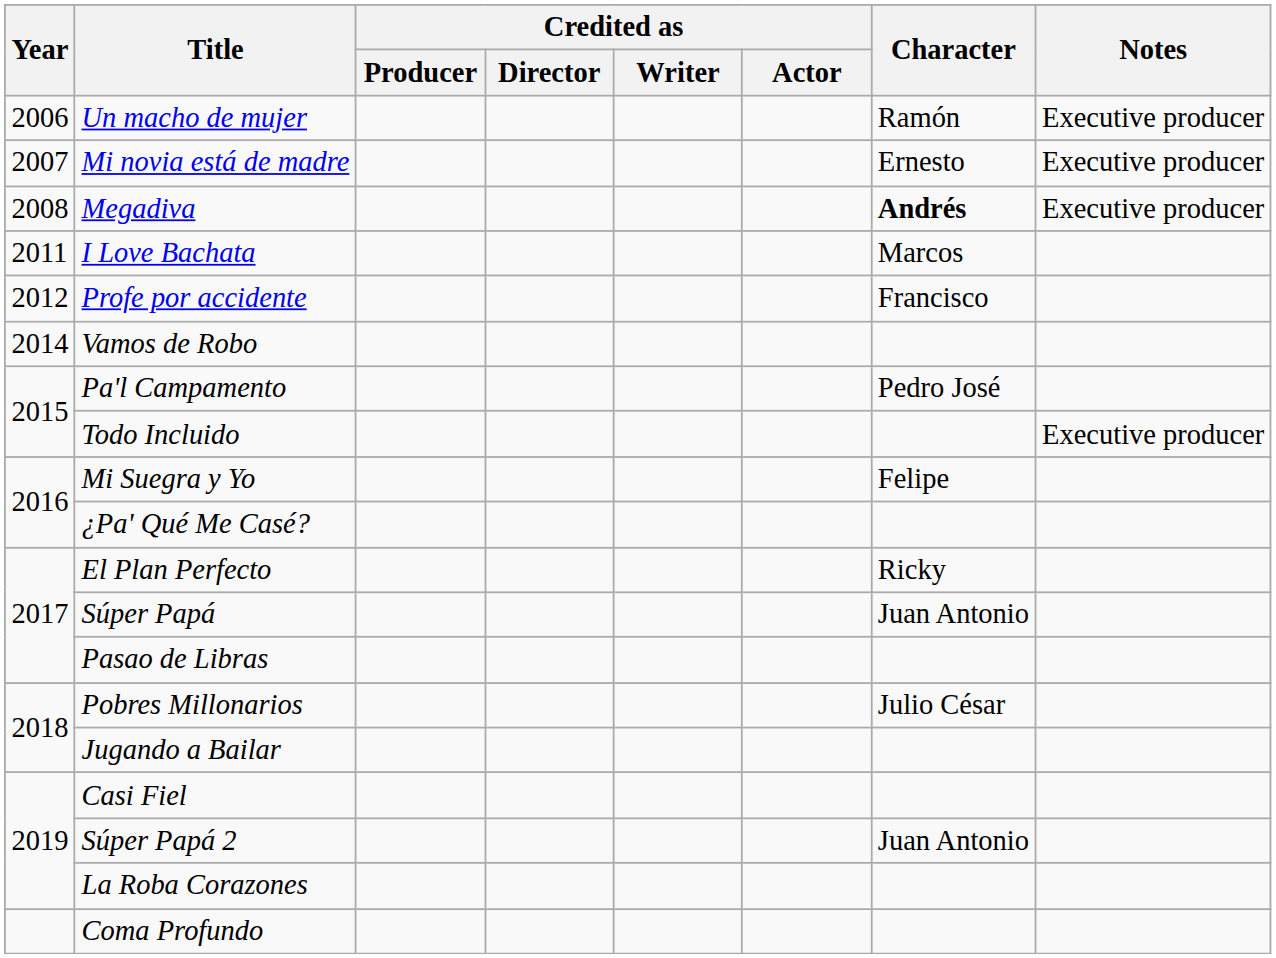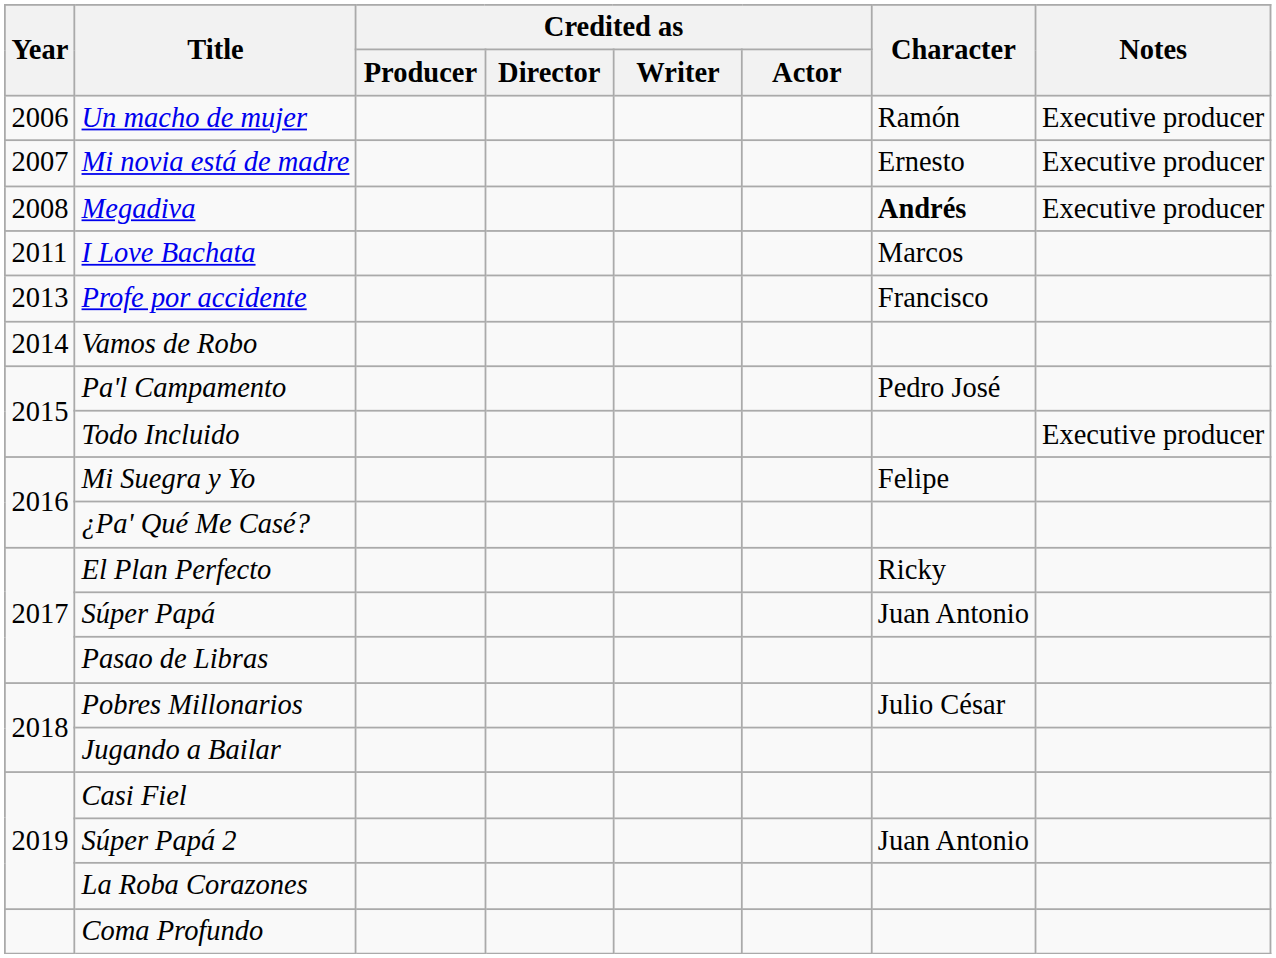(40, 298) 2012 -> (40, 298) 2013
